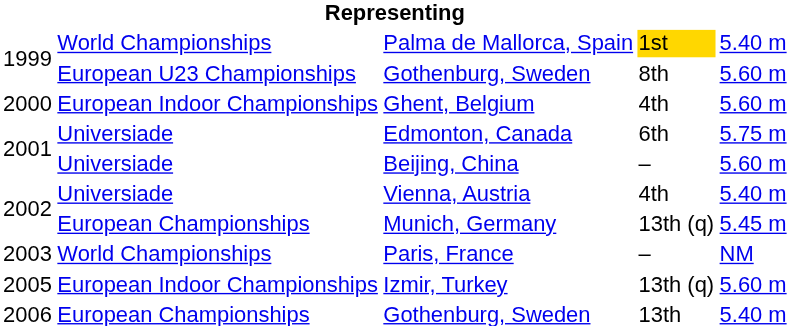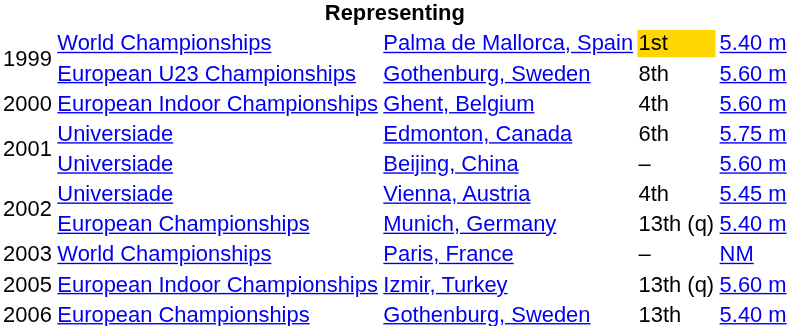(753, 194) 5.40 m -> (753, 194) 5.45 m
(753, 224) 5.45 m -> (753, 224) 5.40 m
